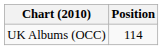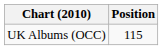(133, 34) 114 -> (133, 34) 115
